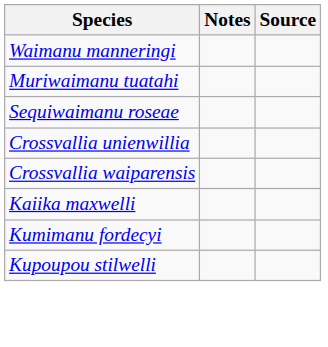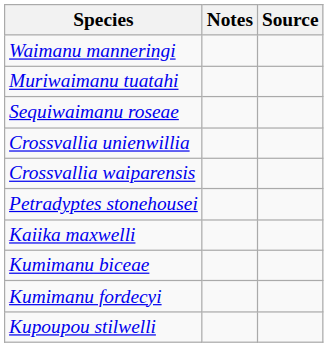+ row: (103, 204)
+ row: (79, 265)
